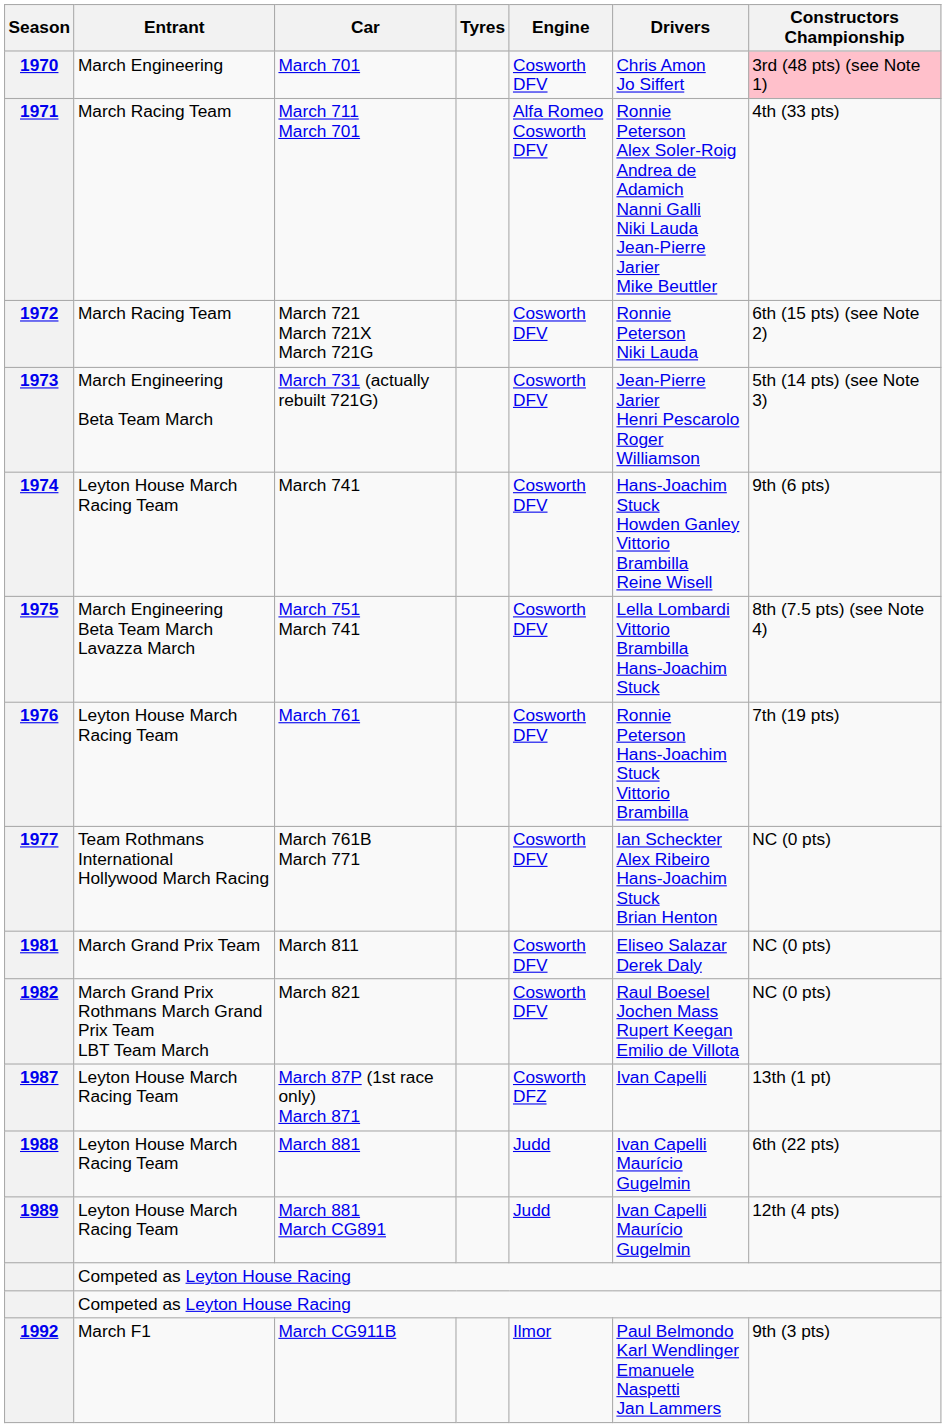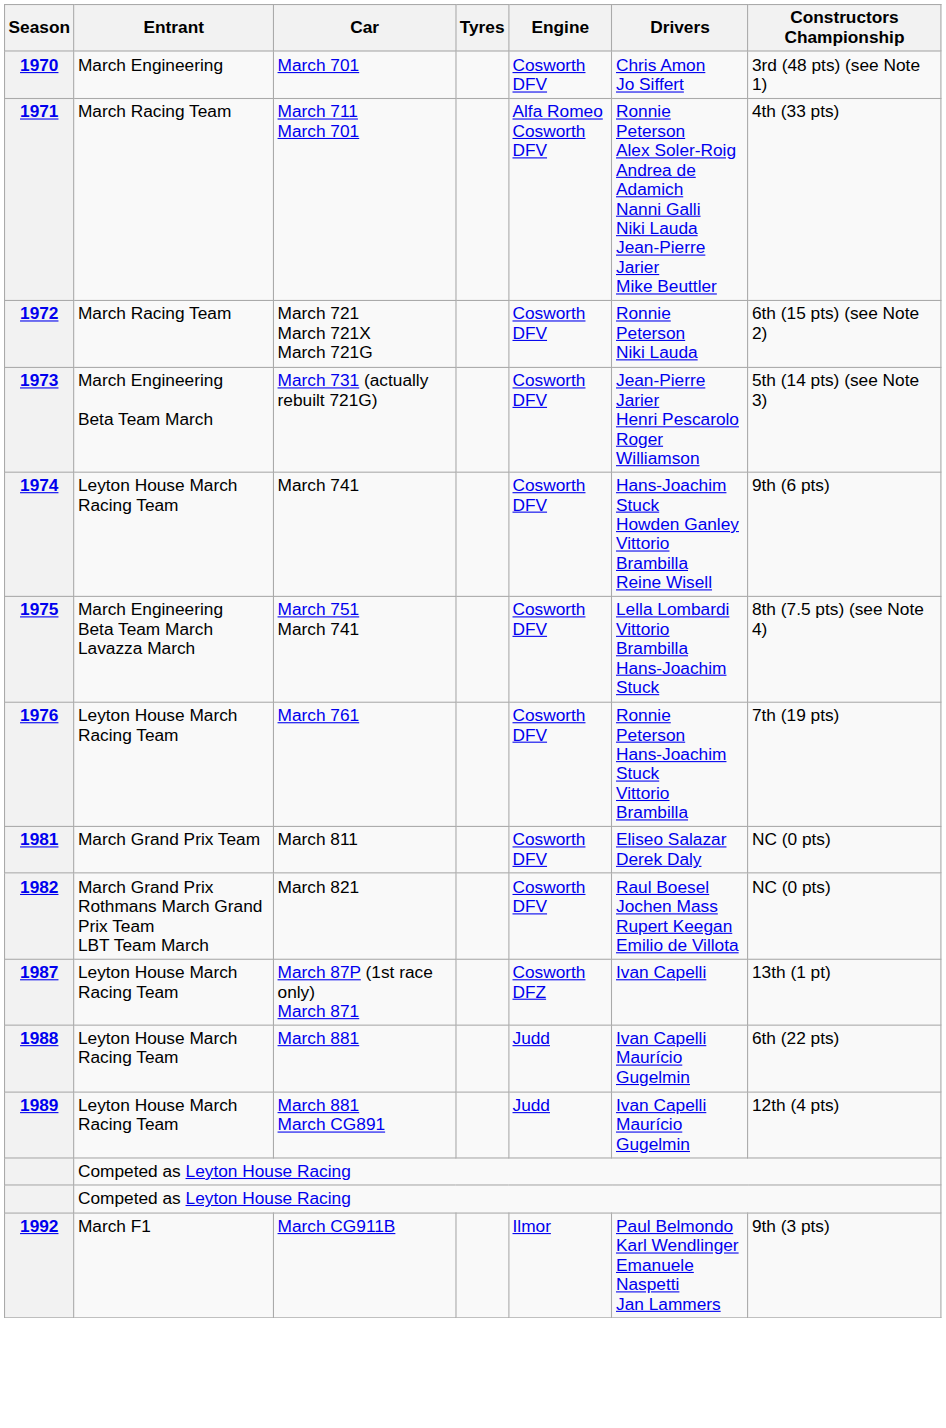(836, 74) pink background -> (836, 74) no background
- row: (39, 840)
